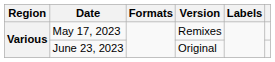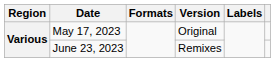(200, 31) Remixes -> (197, 31) Original
(197, 48) Original -> (200, 48) Remixes
